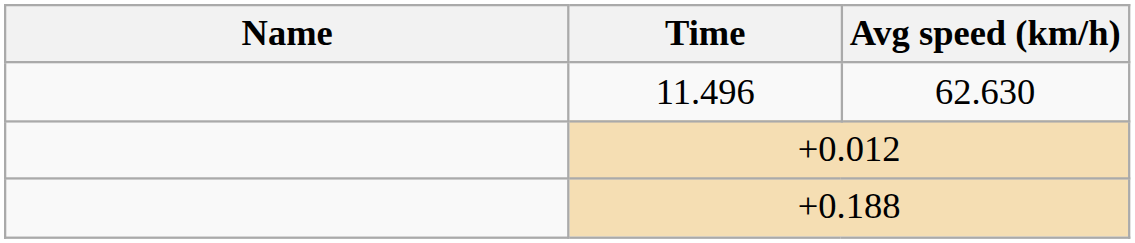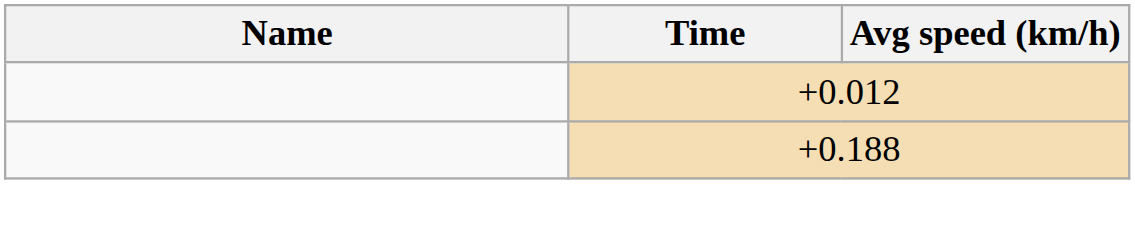- row: (705, 91)
